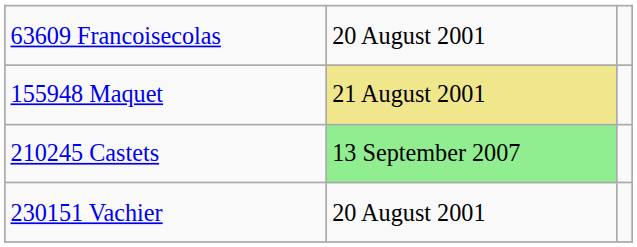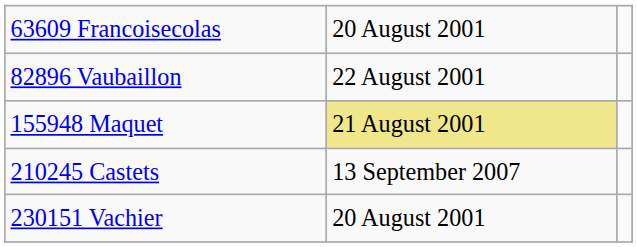+ row: (96, 76)
(426, 153) lightgreen background -> (426, 171) no background
